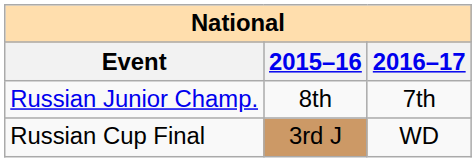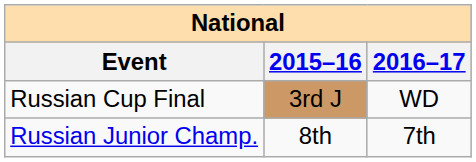rows swapped: (134, 99) <-> (108, 136)
